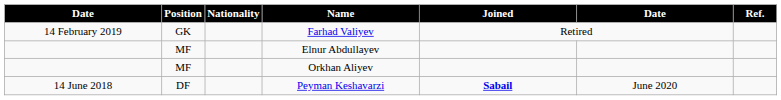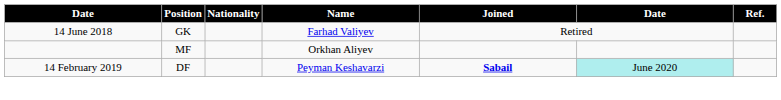(83, 31) 14 February 2019 -> (83, 31) 14 June 2018
- row: (341, 50)
(83, 86) 14 June 2018 -> (83, 68) 14 February 2019
(655, 86) no background -> (655, 68) paleturquoise background
